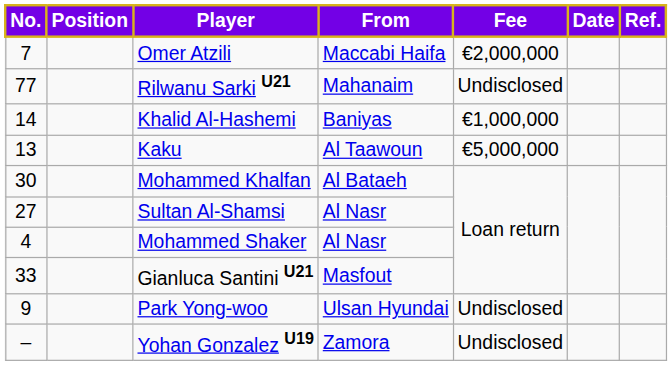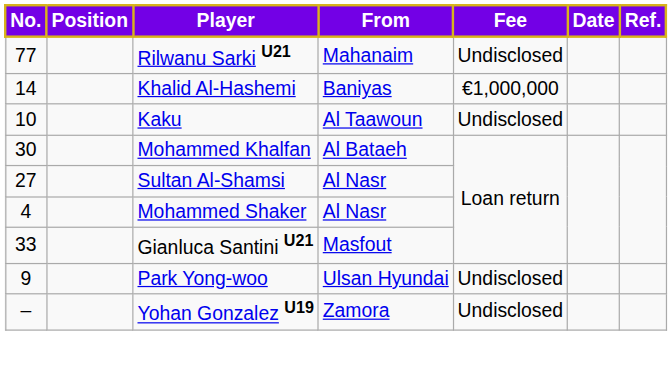- row: (184, 52)
(26, 150) 13 -> (26, 119) 10
(510, 150) €5,000,000 -> (510, 119) Undisclosed
